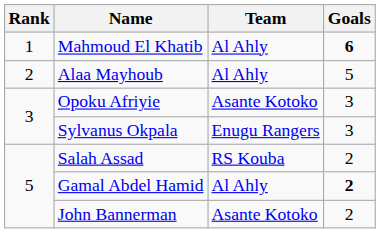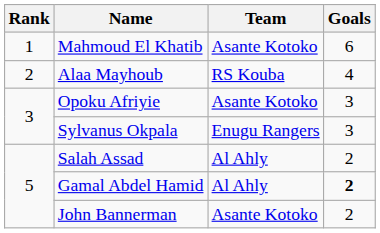(240, 46) Al Ahly -> (265, 46) Asante Kotoko
(349, 46) bold -> (349, 46) normal
(240, 74) Al Ahly -> (248, 74) RS Kouba
(349, 74) 5 -> (349, 74) 4
(248, 158) RS Kouba -> (240, 158) Al Ahly
